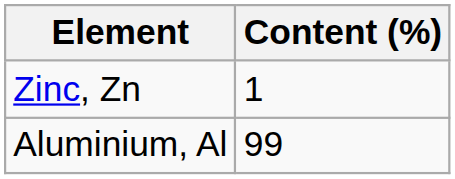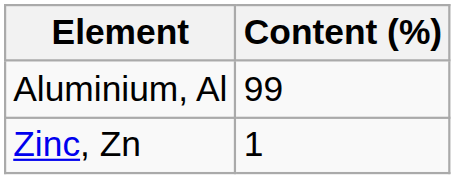rows swapped: (120, 144) <-> (77, 88)
